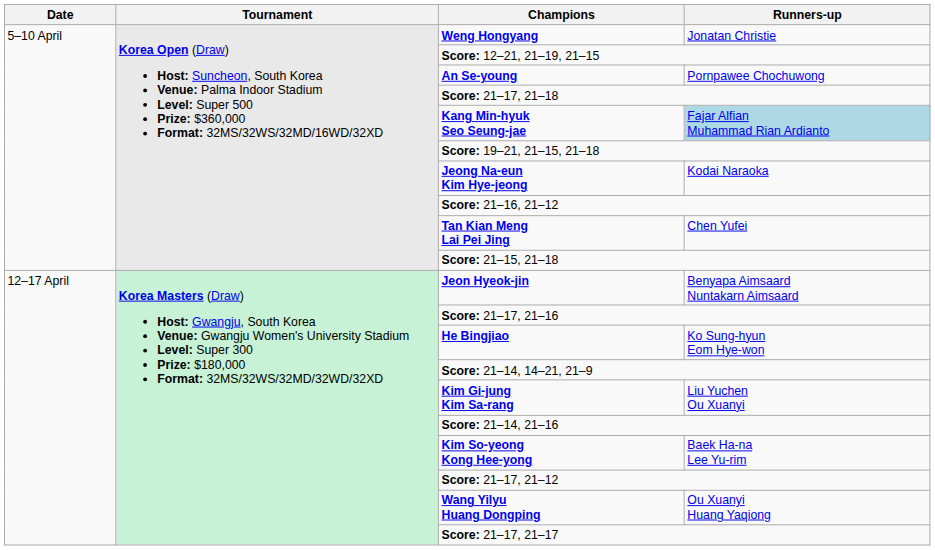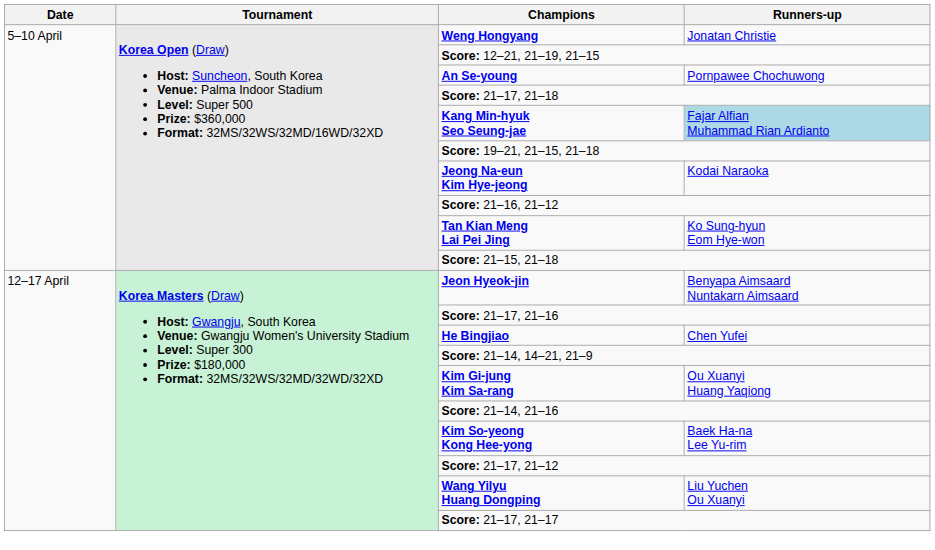(717, 225) Chen Yufei -> (726, 233) Ko Sung-hyun Eom Hye-won
(726, 342) Ko Sung-hyun Eom Hye-won -> (717, 335) Chen Yufei
(718, 397) Liu Yuchen Ou Xuanyi -> (729, 383) Ou Xuanyi Huang Yaqiong
(729, 507) Ou Xuanyi Huang Yaqiong -> (718, 493) Liu Yuchen Ou Xuanyi
